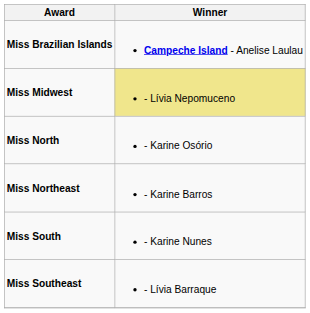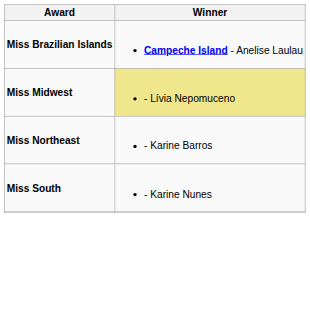- row: (33, 140)
- row: (44, 284)
